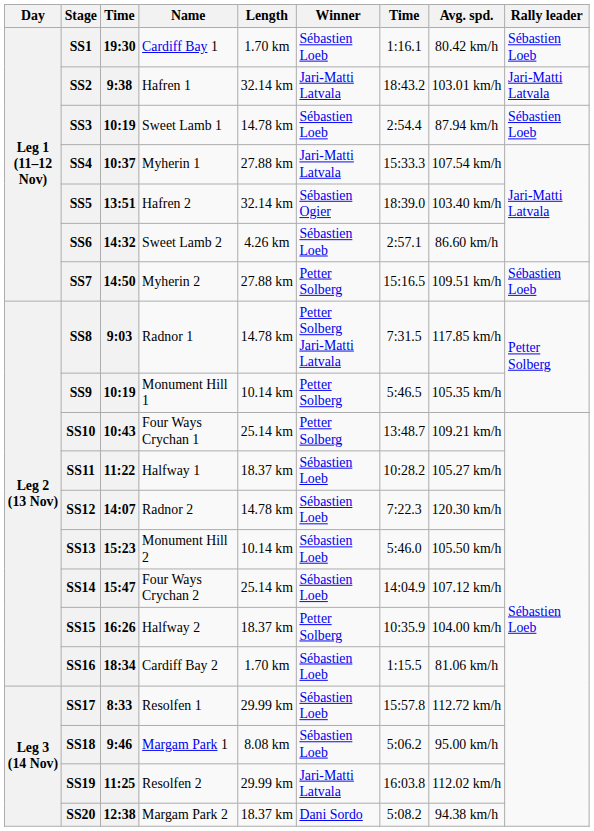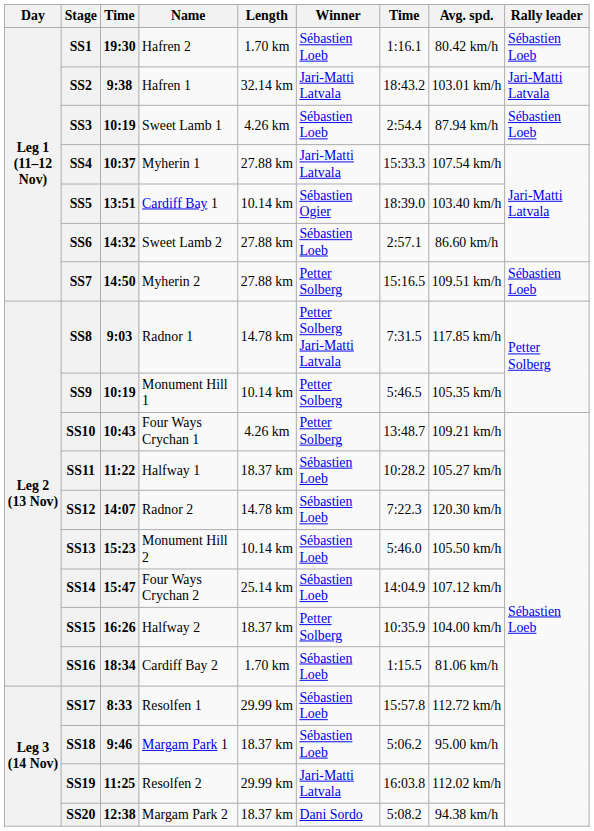(180, 47) Cardiff Bay 1 -> (166, 47) Hafren 2
(267, 125) 14.78 km -> (267, 125) 4.26 km
(166, 203) Hafren 2 -> (180, 203) Cardiff Bay 1
(267, 203) 32.14 km -> (267, 203) 10.14 km
(267, 242) 4.26 km -> (267, 242) 27.88 km
(267, 431) 25.14 km -> (267, 431) 4.26 km
(267, 744) 8.08 km -> (267, 744) 18.37 km
